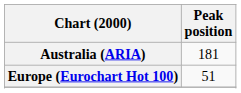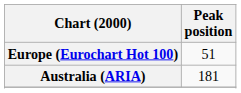rows swapped: (93, 53) <-> (93, 76)
